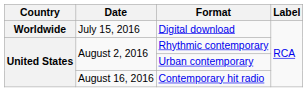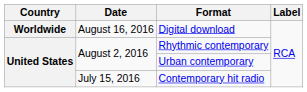(109, 29) July 15, 2016 -> (116, 29) August 16, 2016
(116, 78) August 16, 2016 -> (109, 78) July 15, 2016
